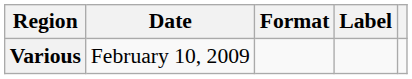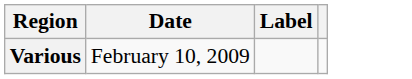- column: (295, 21)
